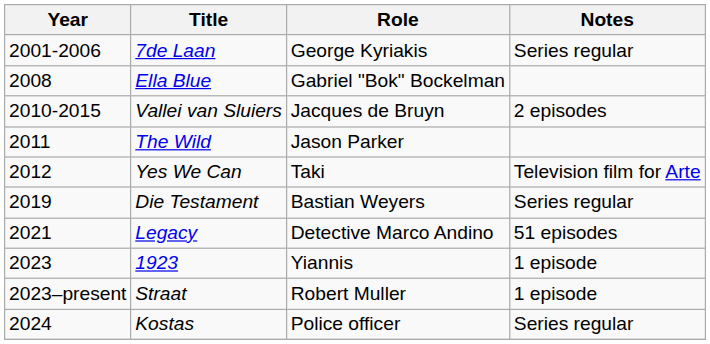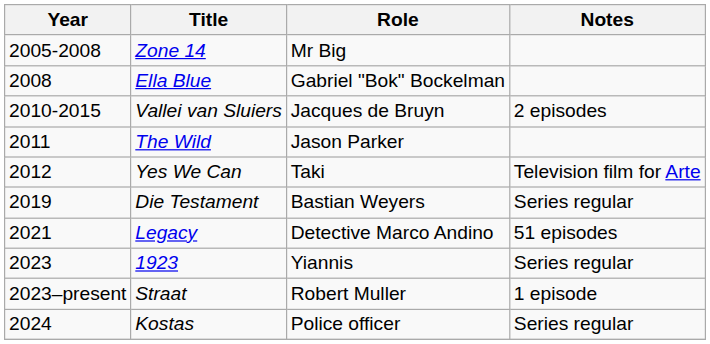- row: (175, 50)
+ row: (171, 50)
(555, 263) 1 episode -> (574, 263) Series regular
